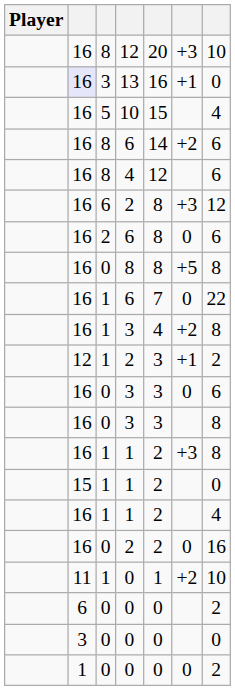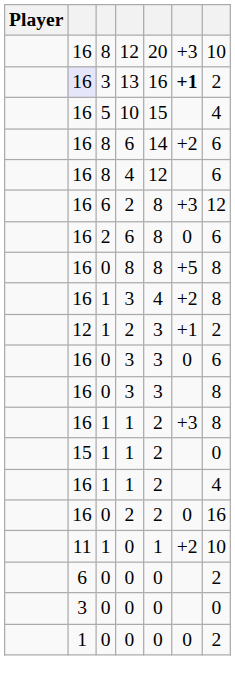(187, 81) normal -> (187, 81) bold
(216, 81) 0 -> (216, 81) 2
- row: (106, 298)
